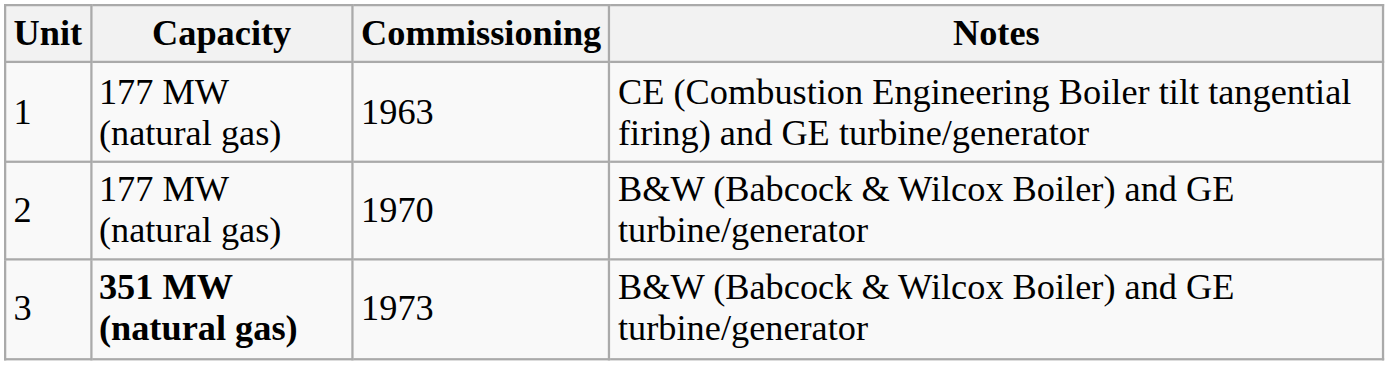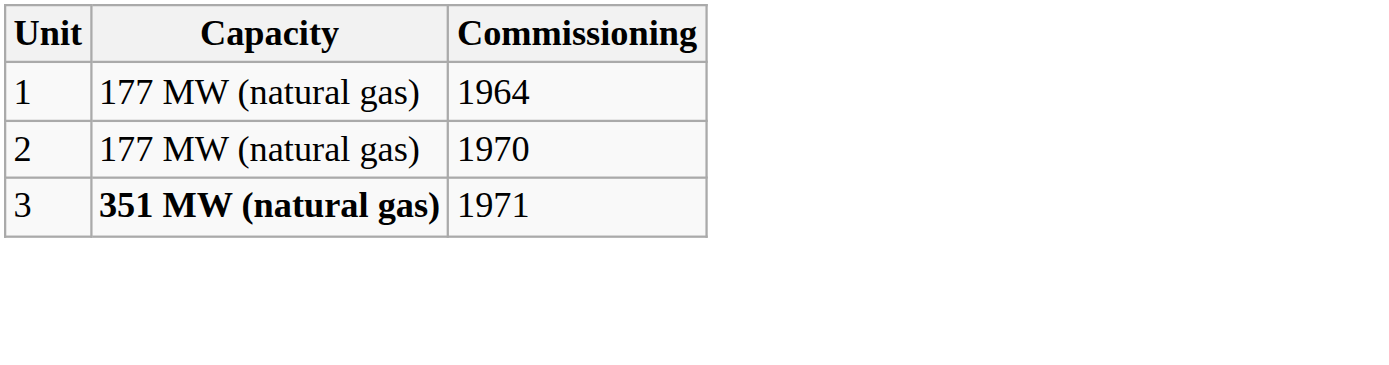- column: (996, 33)
(397, 111) 1963 -> (493, 90) 1964
(397, 308) 1973 -> (493, 206) 1971
